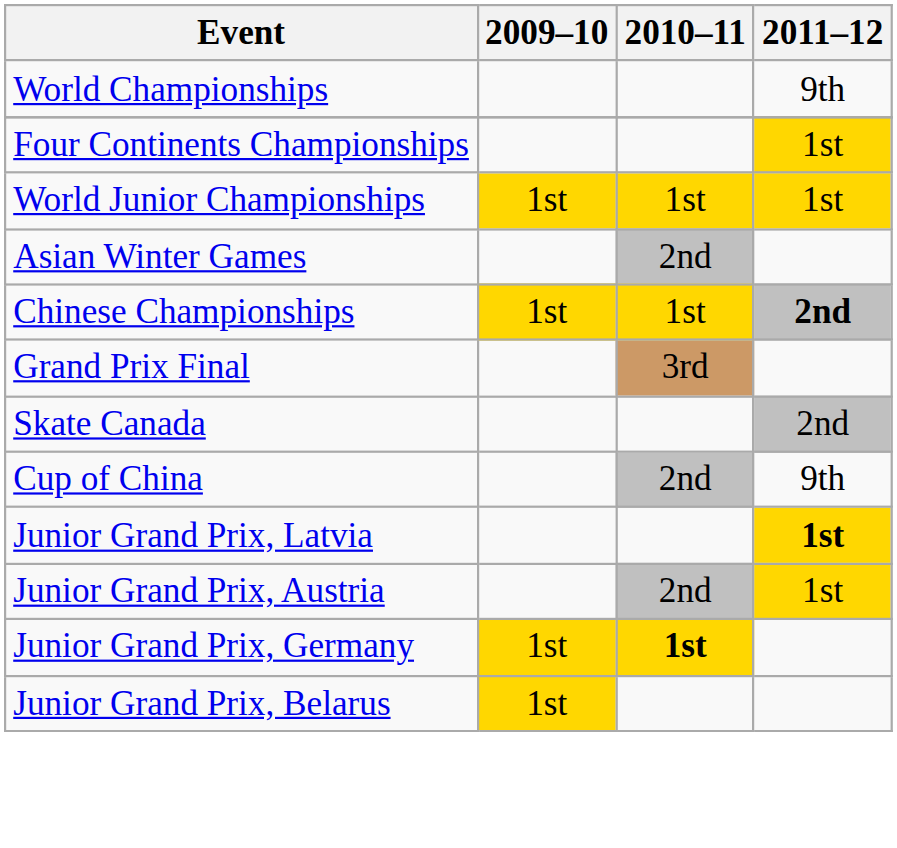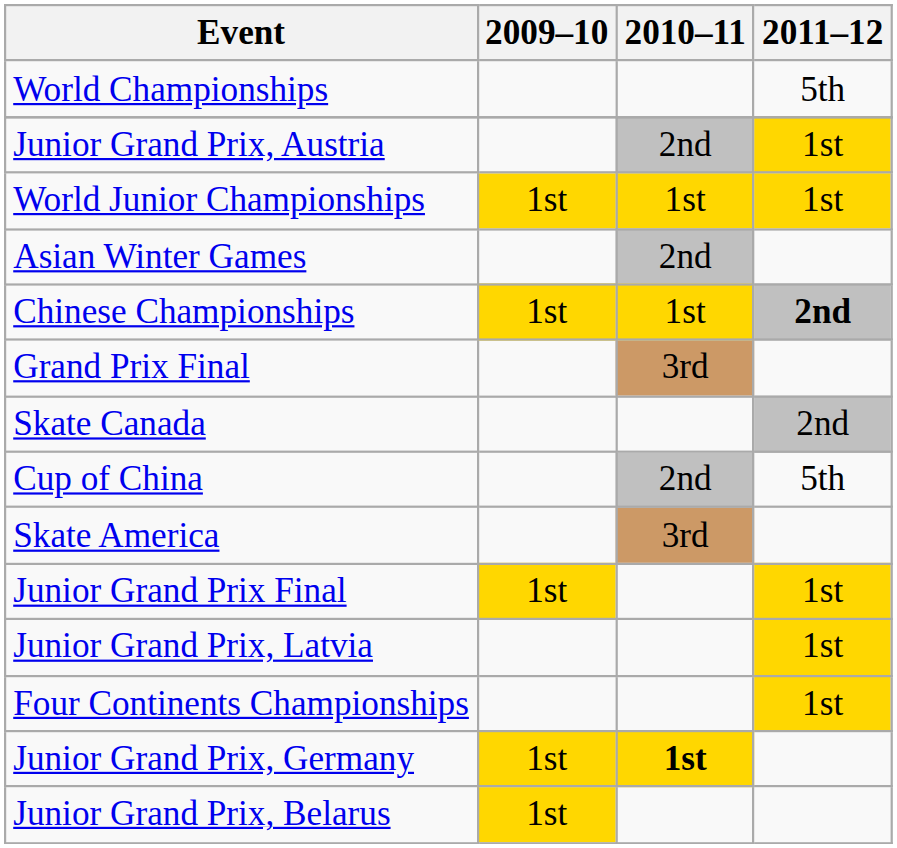(823, 88) 9th -> (823, 88) 5th
rows swapped: (241, 144) <-> (199, 590)
(823, 479) 9th -> (823, 479) 5th
+ row: (116, 534)
+ row: (180, 590)
(823, 534) bold -> (823, 646) normal
